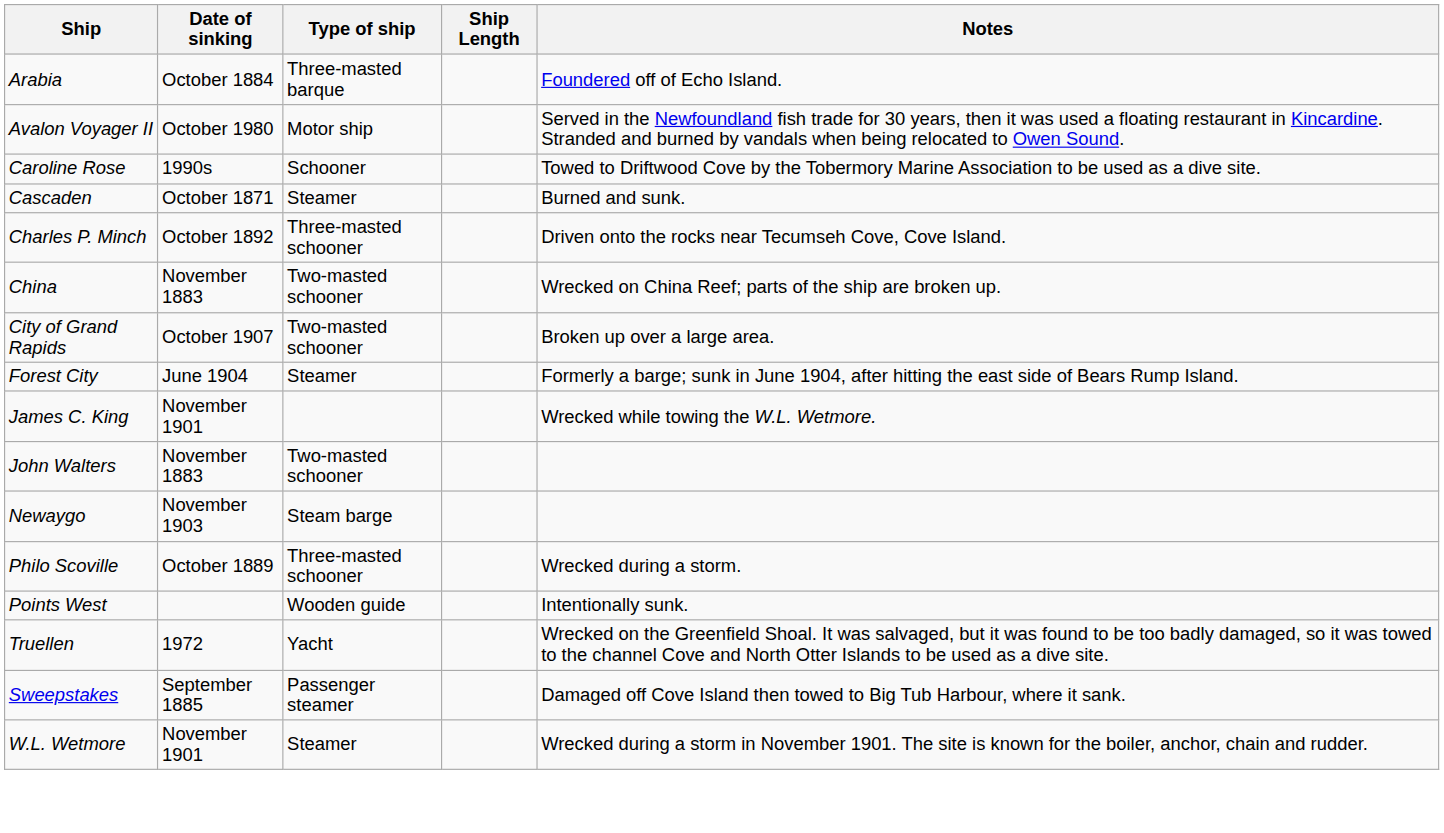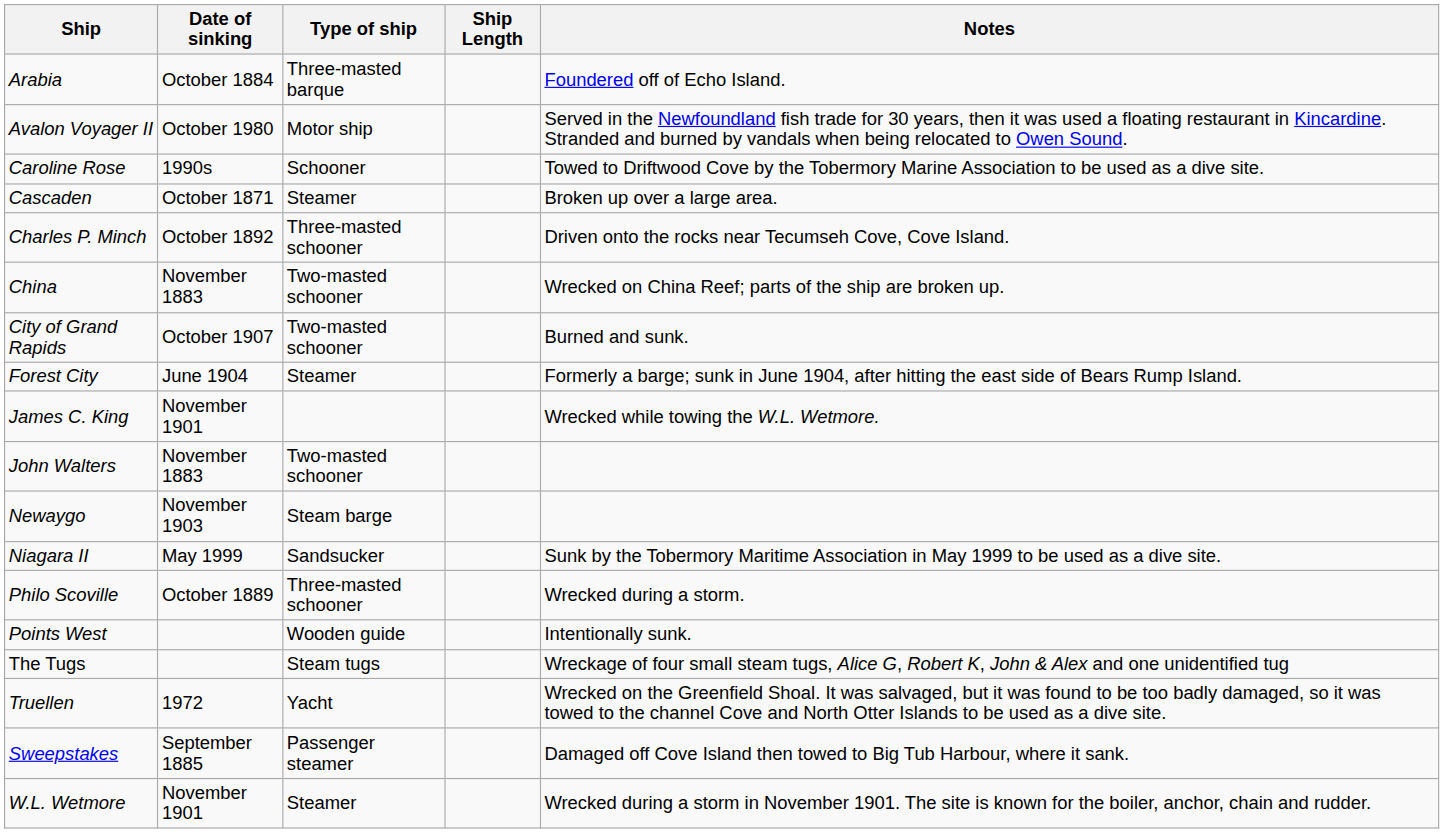(613, 197) Burned and sunk. -> (661, 197) Broken up over a large area.
(658, 337) Broken up over a large area. -> (617, 337) Burned and sunk.
+ row: (49, 555)
+ row: (47, 663)
